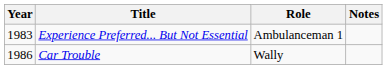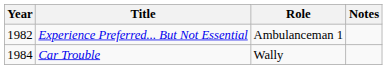(20, 34) 1983 -> (20, 34) 1982
(20, 54) 1986 -> (20, 54) 1984
